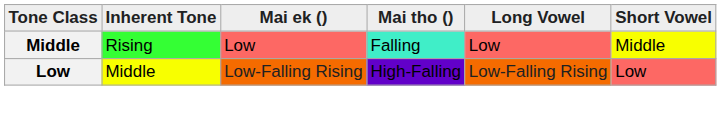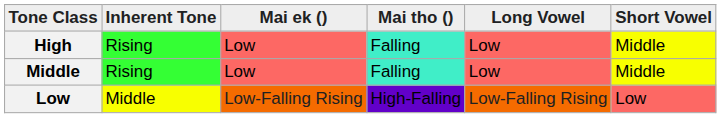+ row: (53, 44)
